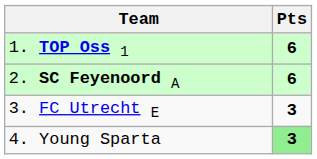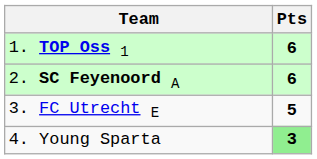(292, 110) 3 -> (292, 110) 5
